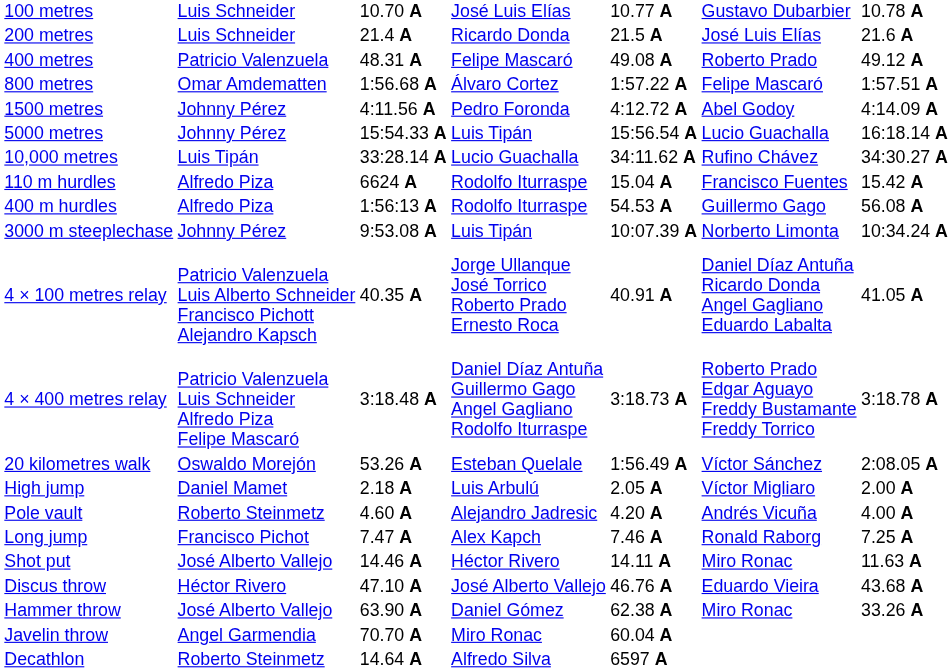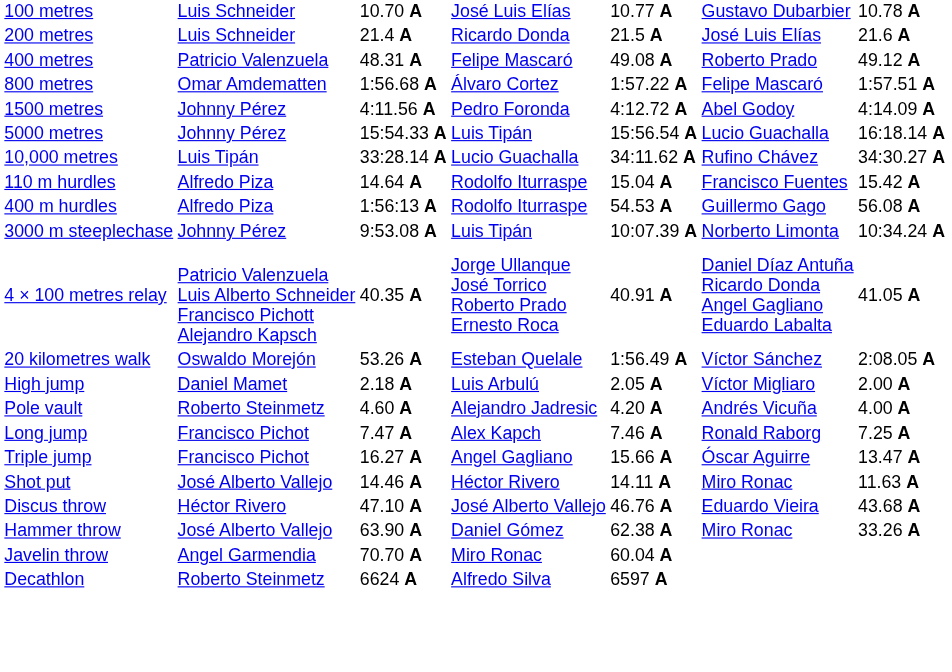(388, 182) 6624 A -> (391, 182) 14.64 A
- row: (86, 399)
+ row: (48, 457)
(391, 659) 14.64 A -> (388, 579) 6624 A
